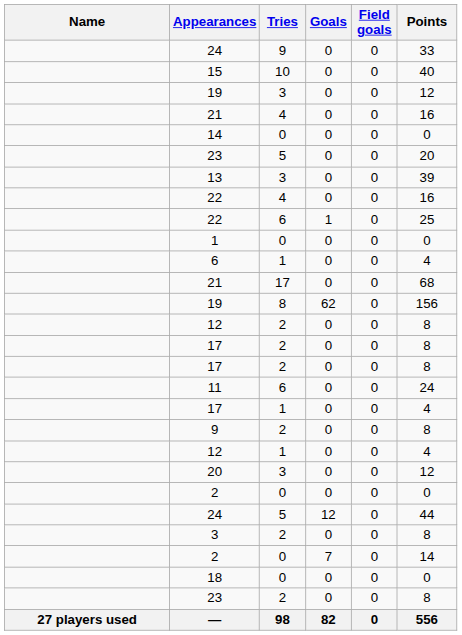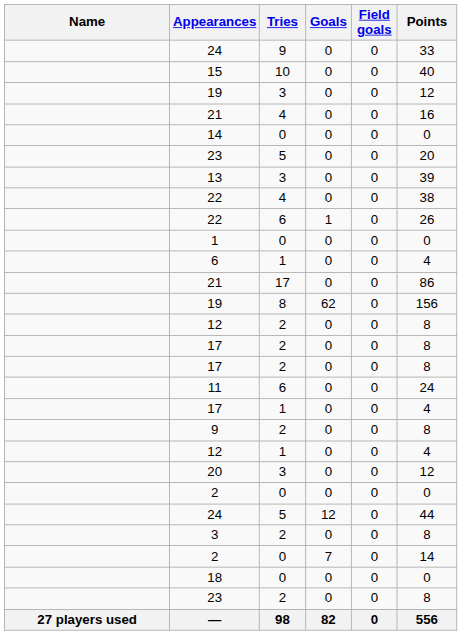(427, 198) 16 -> (427, 198) 38
(427, 219) 25 -> (427, 219) 26
(427, 282) 68 -> (427, 282) 86
